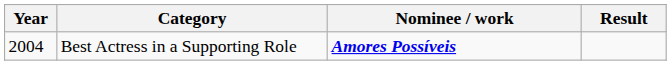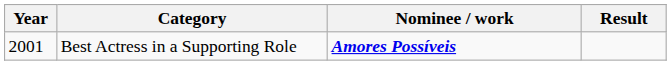(26, 45) 2004 -> (26, 45) 2001
